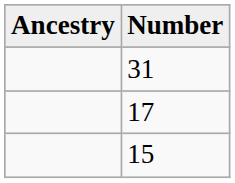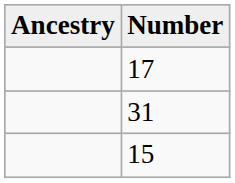rows swapped: (141, 68) <-> (141, 111)
